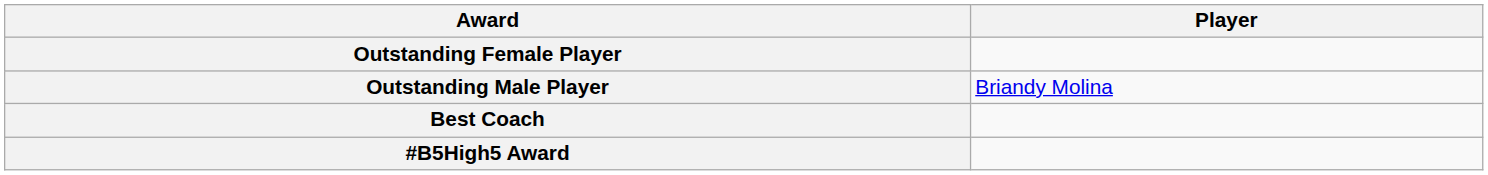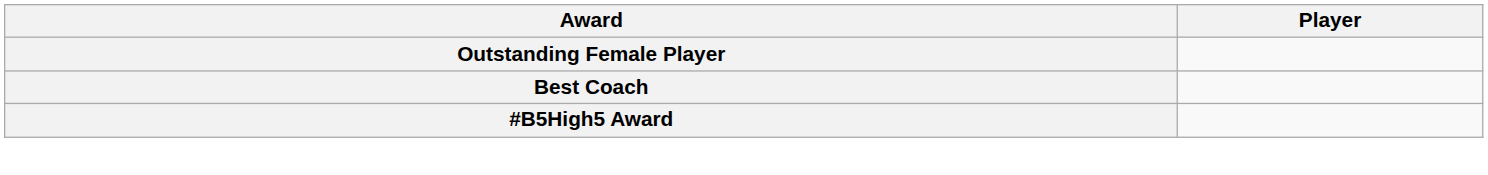- row: (488, 86)
